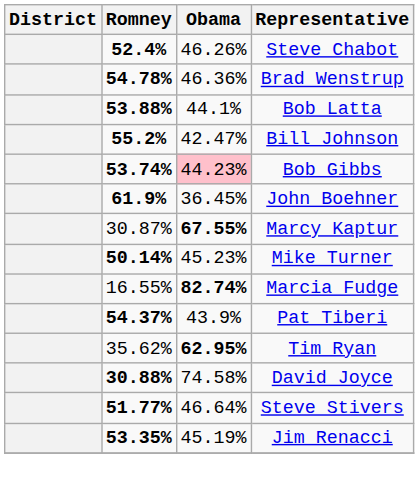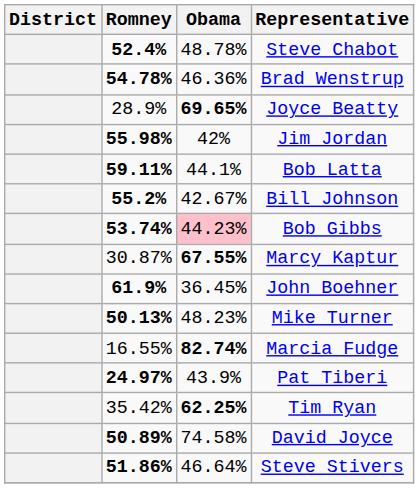(214, 50) 46.26% -> (214, 50) 48.78%
+ row: (332, 109)
+ row: (332, 139)
(139, 109) 53.88% -> (139, 169) 59.11%
(214, 139) 42.47% -> (214, 199) 42.67%
rows swapped: (332, 199) <-> (332, 229)
(139, 259) 50.14% -> (139, 318) 50.13%
(214, 259) 45.23% -> (214, 318) 48.23%
(139, 318) 54.37% -> (139, 378) 24.97%
(139, 348) 35.62% -> (139, 408) 35.42%
(214, 348) 62.95% -> (214, 408) 62.25%
(139, 378) 30.88% -> (139, 438) 50.89%
(139, 408) 51.77% -> (139, 468) 51.86%
- row: (332, 438)
